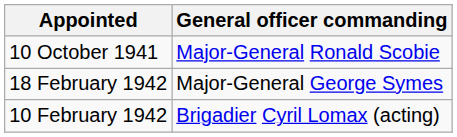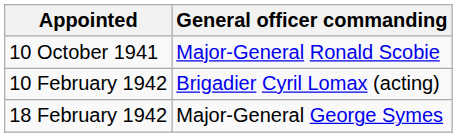rows swapped: (88, 115) <-> (88, 83)
